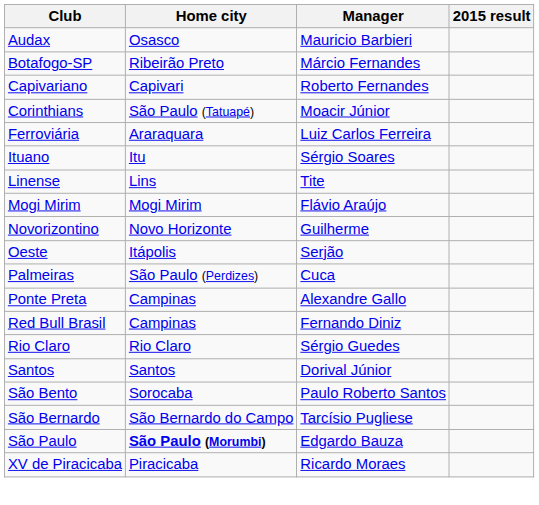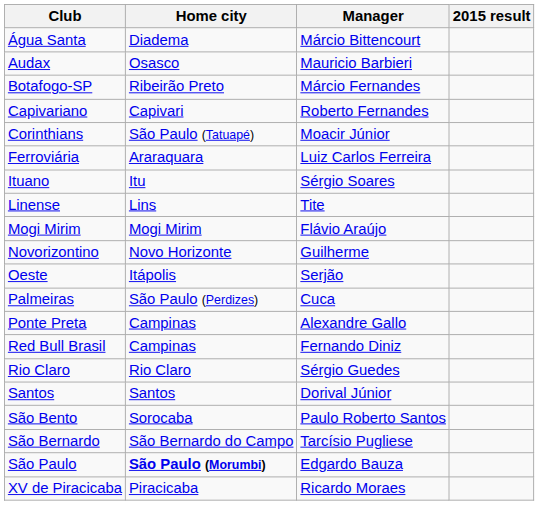+ row: (47, 39)
